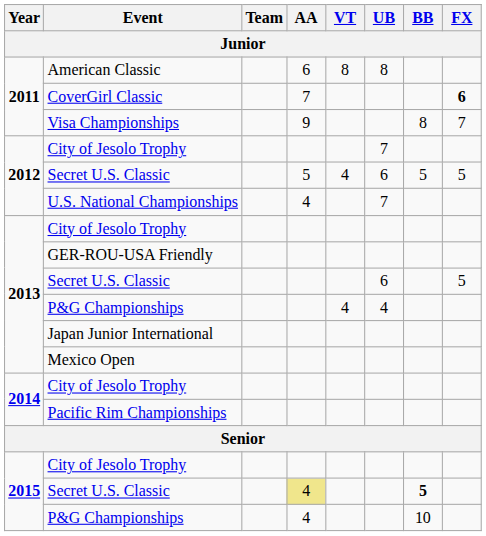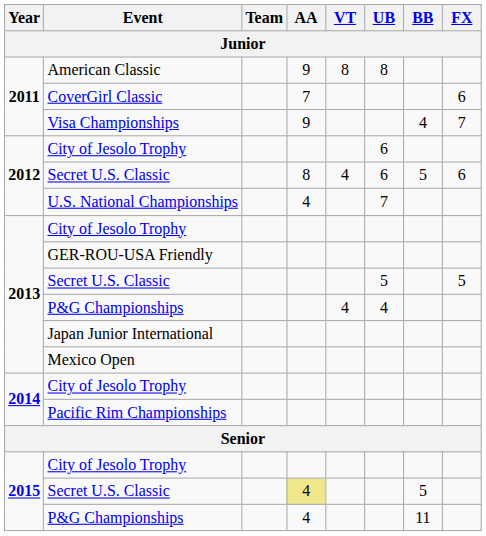(306, 70) 6 -> (306, 70) 9
(462, 96) bold -> (462, 96) normal
(423, 123) 8 -> (423, 123) 4
(384, 149) 7 -> (384, 149) 6
(306, 175) 5 -> (306, 175) 8
(462, 175) 5 -> (462, 175) 6
(384, 281) 6 -> (384, 281) 5
(423, 491) bold -> (423, 491) normal
(423, 517) 10 -> (423, 517) 11
